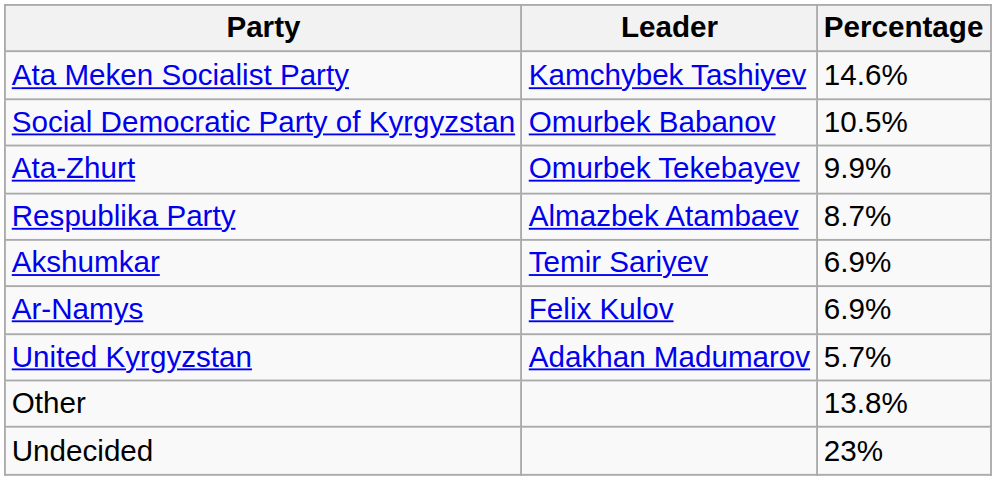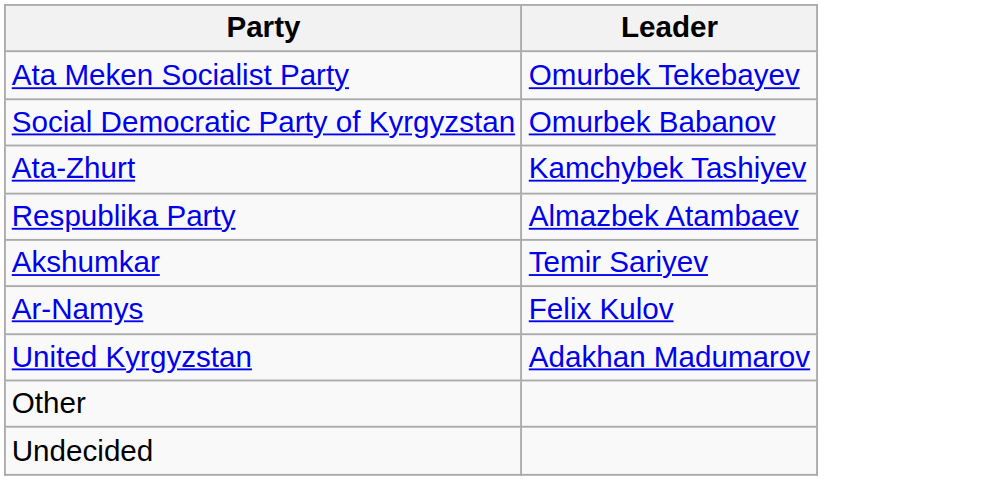- column: (904, 27)
(668, 74) Kamchybek Tashiyev -> (664, 74) Omurbek Tekebayev
(664, 168) Omurbek Tekebayev -> (668, 168) Kamchybek Tashiyev
